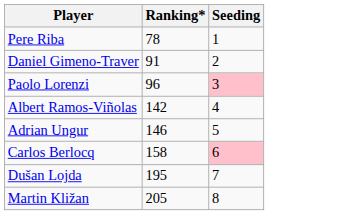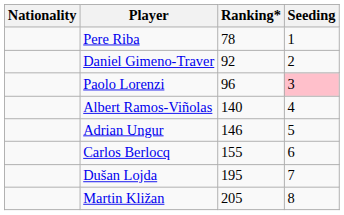+ column: (42, 15)
(153, 61) 91 -> (228, 61) 92
(156, 107) 142 -> (232, 107) 140
(156, 152) 158 -> (232, 152) 155
(216, 152) pink background -> (291, 152) no background
